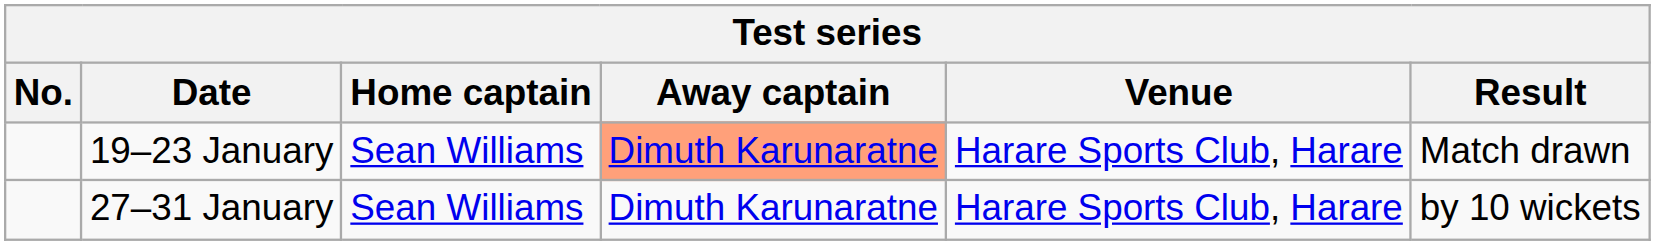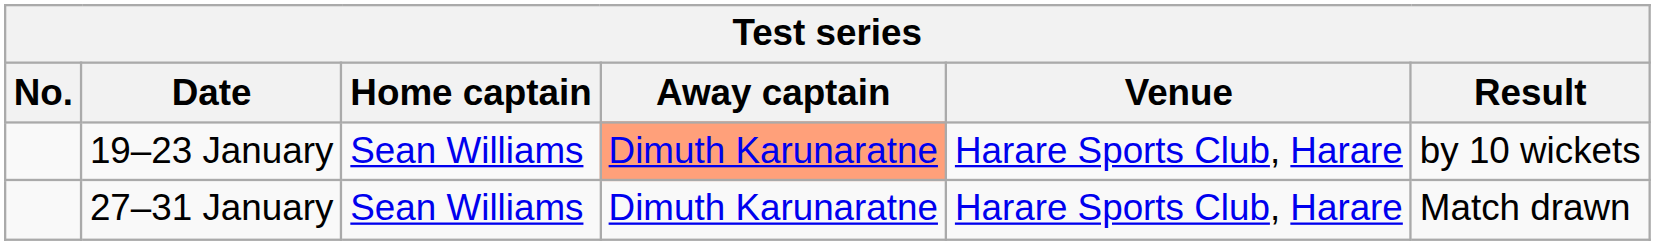(1525, 150) Match drawn -> (1530, 150) by 10 wickets
(1530, 208) by 10 wickets -> (1525, 208) Match drawn
